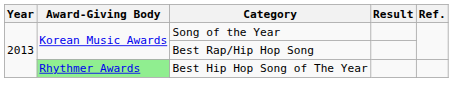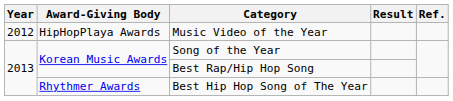+ row: (250, 32)
(90, 68) lightgreen background -> (90, 86) no background
